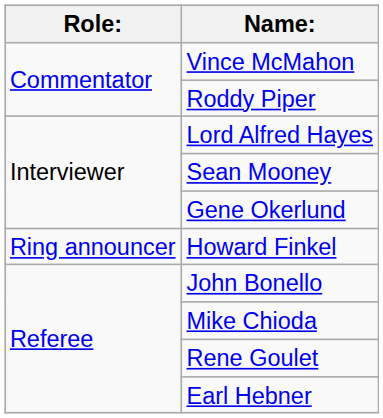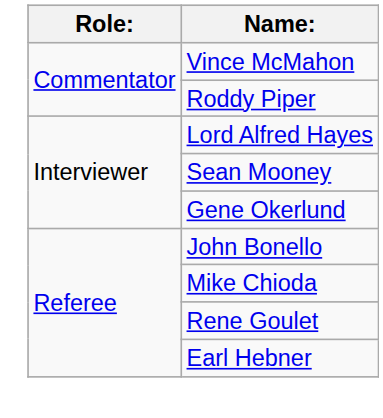- row: (262, 247)
